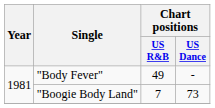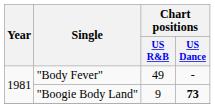(158, 94) 7 -> (158, 94) 9
(193, 94) normal -> (193, 94) bold
